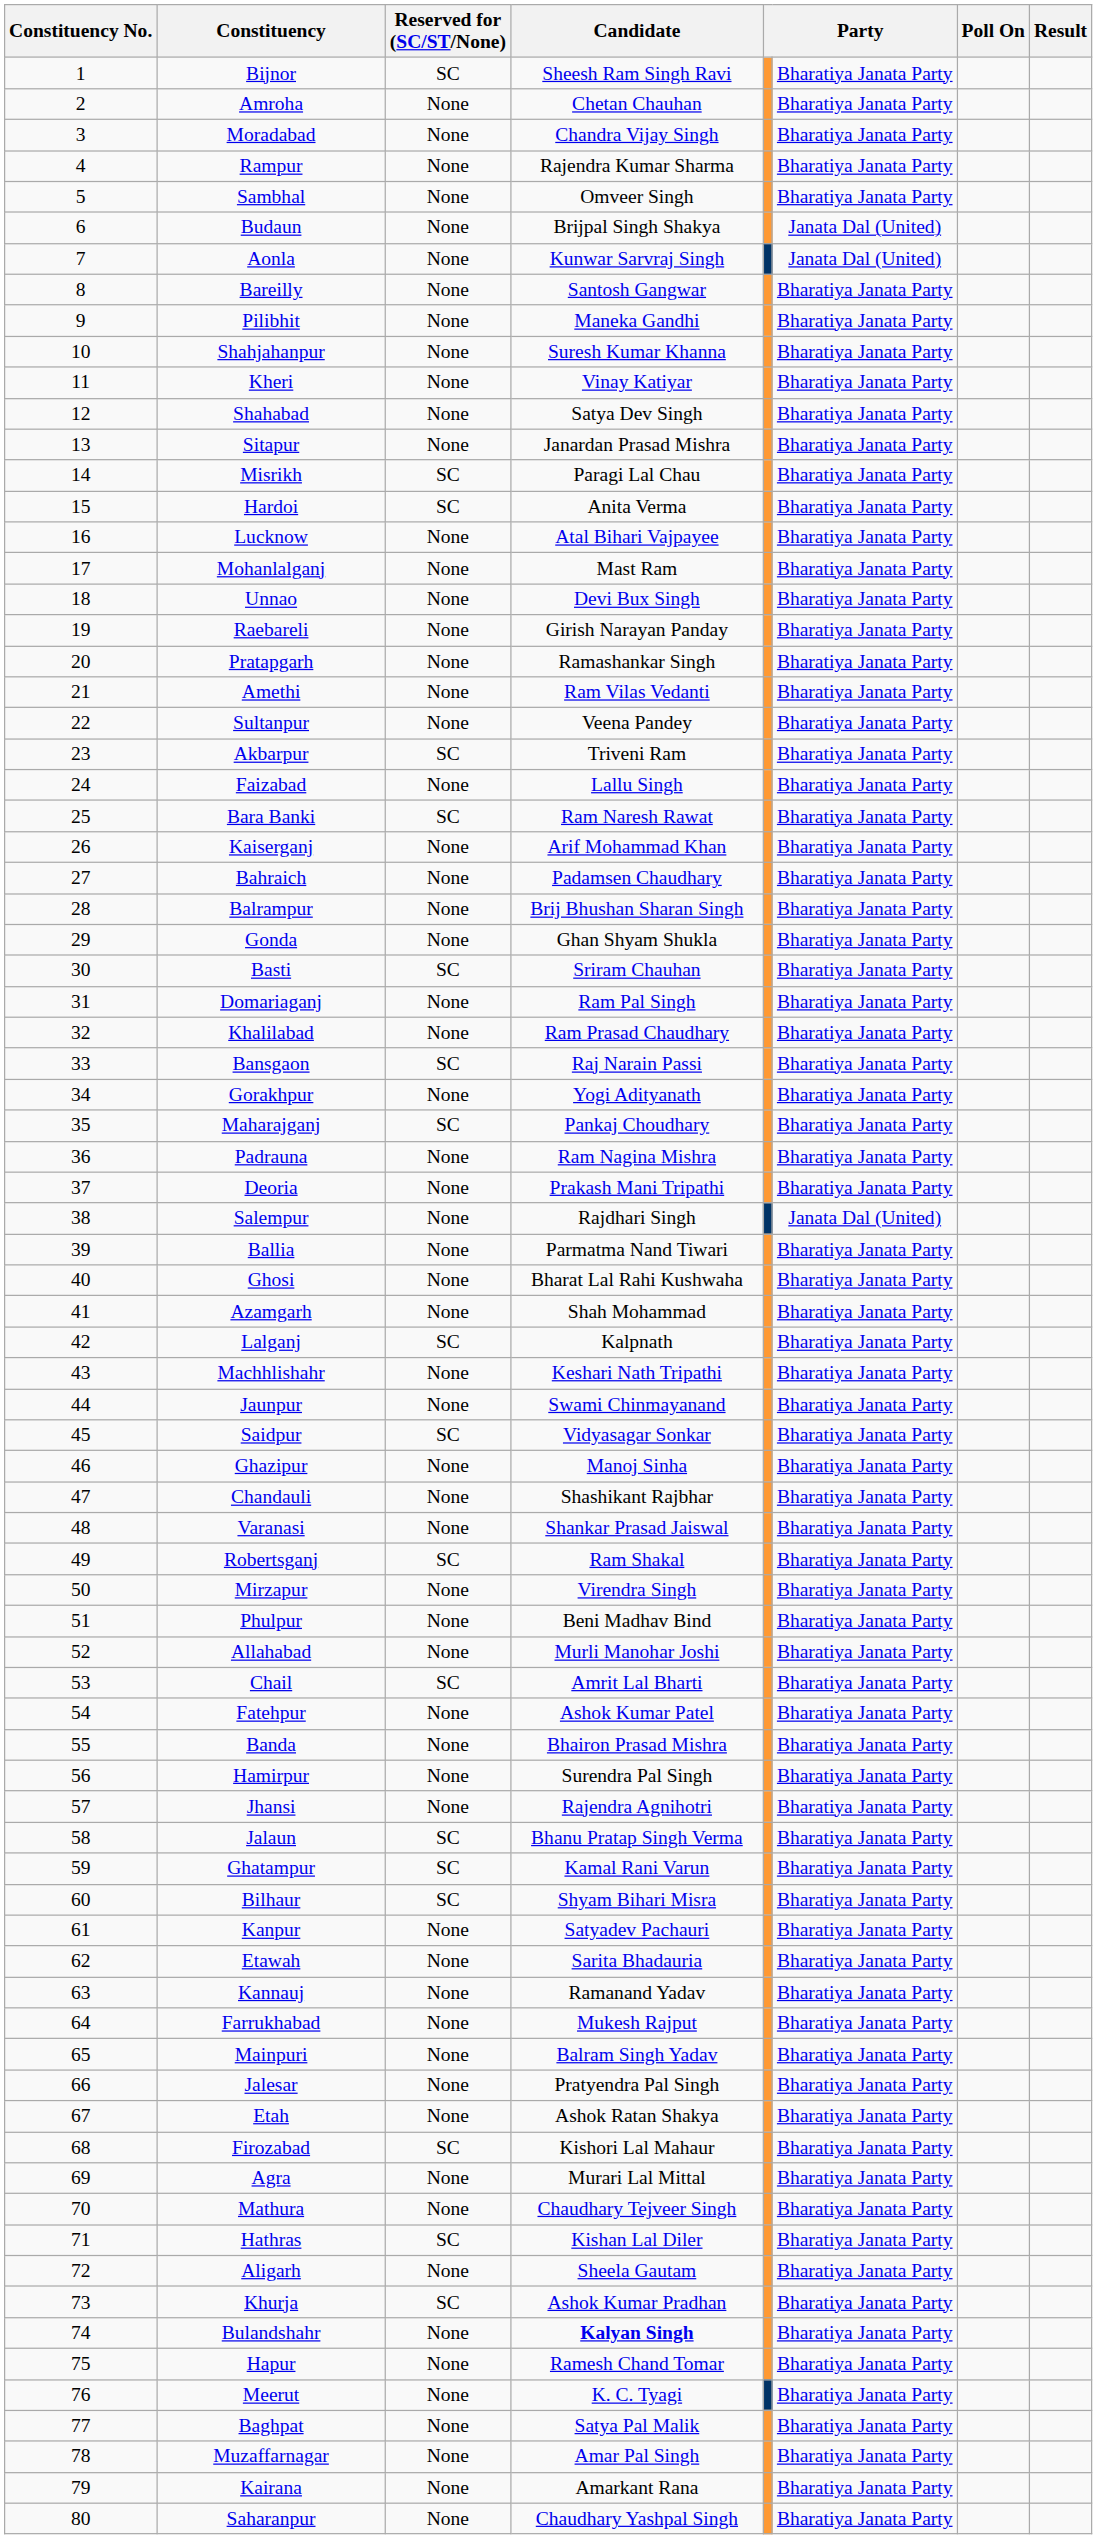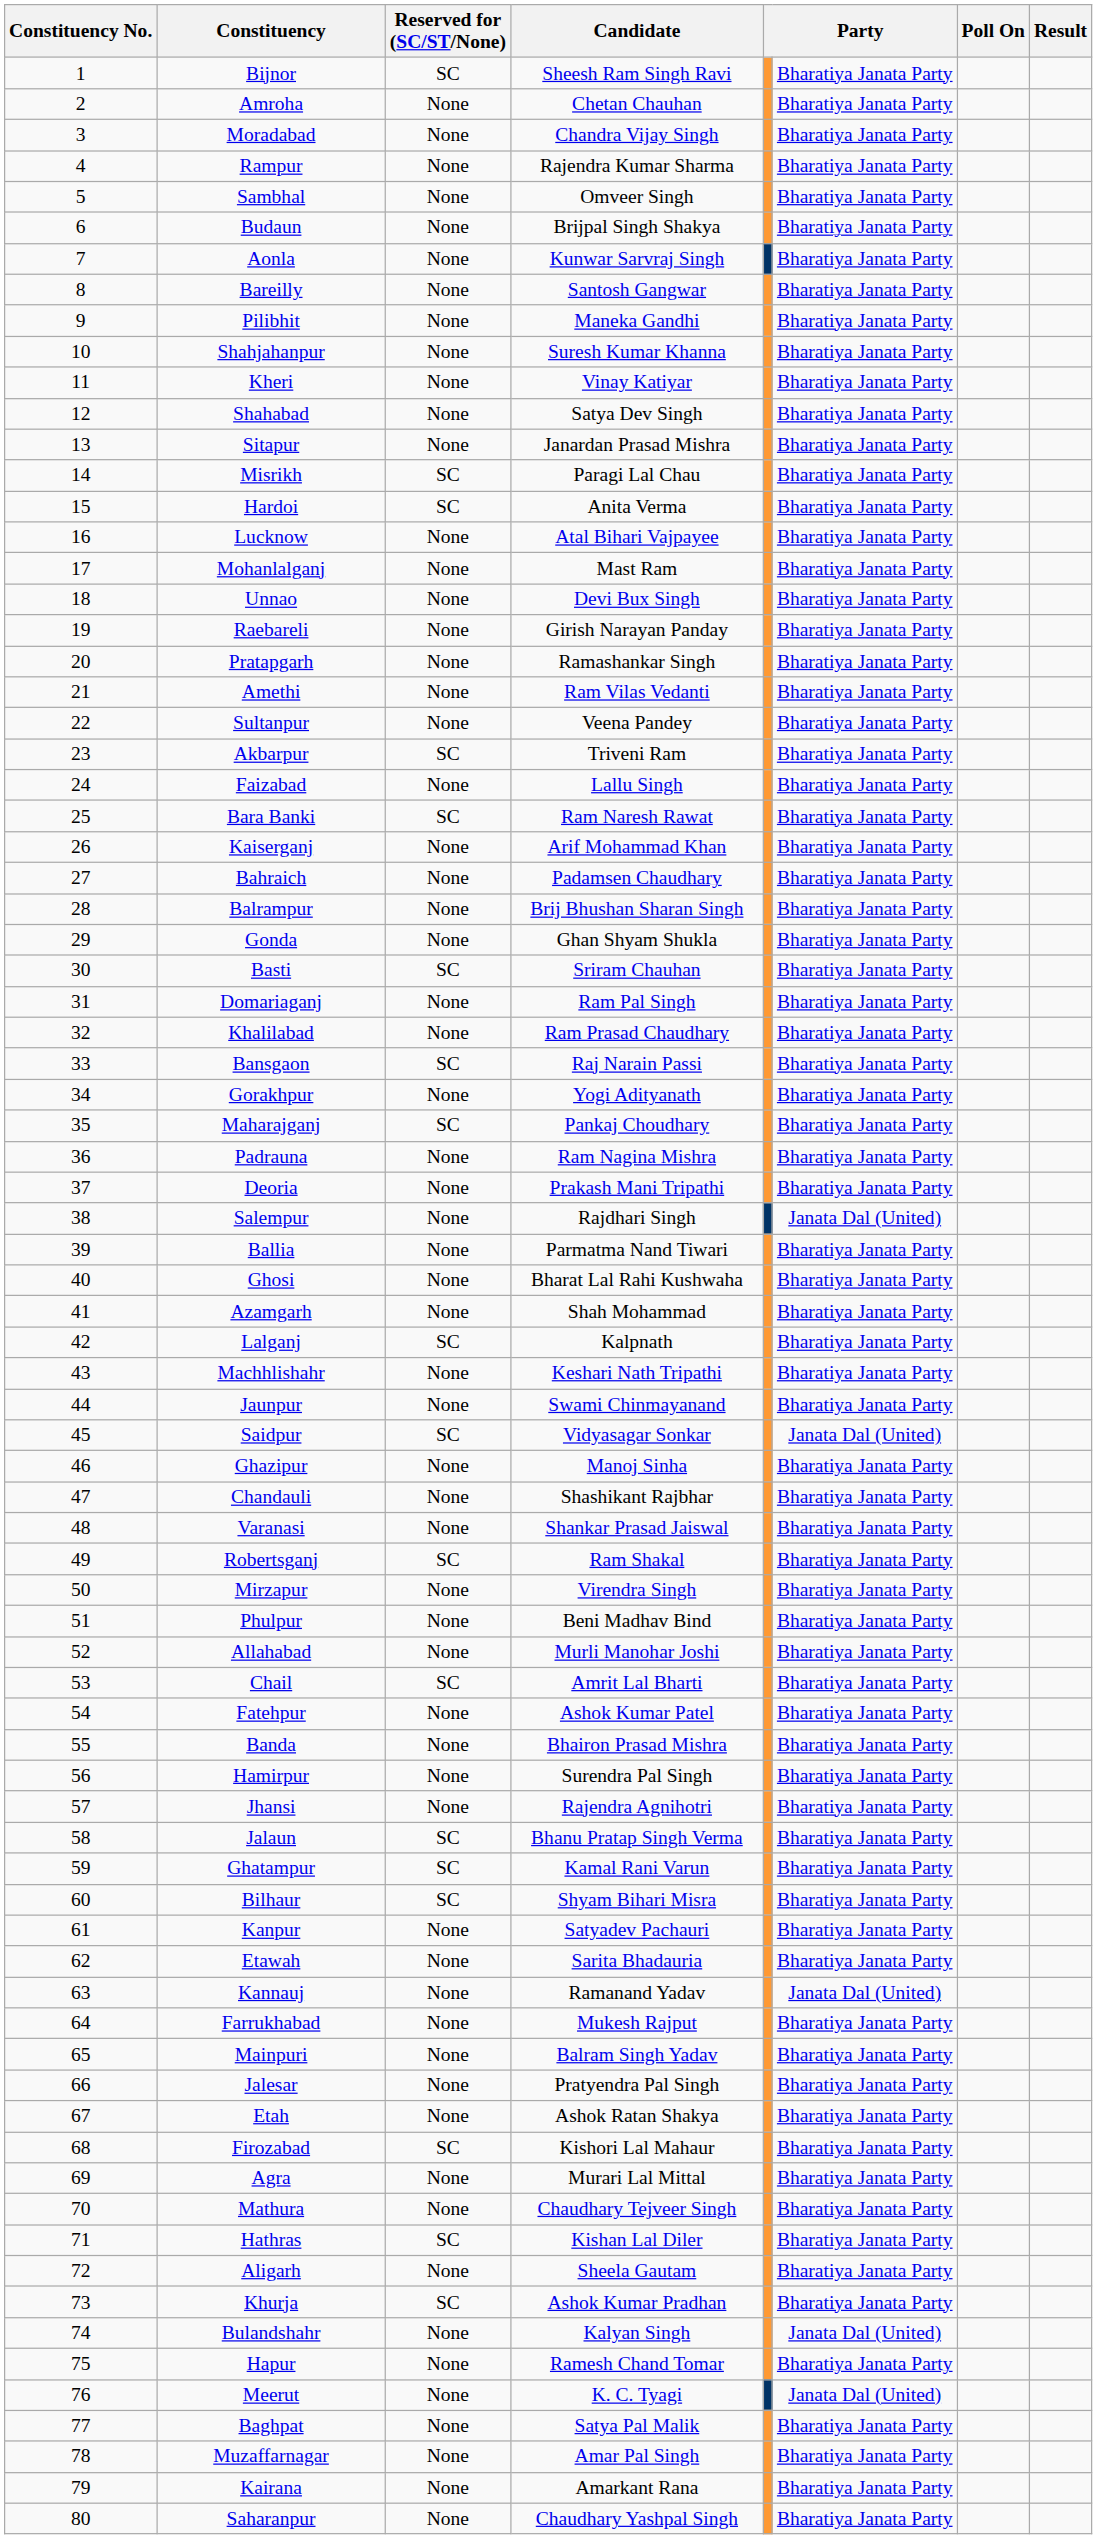(865, 227) Janata Dal (United) -> (865, 227) Bharatiya Janata Party
(865, 258) Janata Dal (United) -> (865, 258) Bharatiya Janata Party
(865, 1435) Bharatiya Janata Party -> (865, 1435) Janata Dal (United)
(865, 1992) Bharatiya Janata Party -> (865, 1992) Janata Dal (United)
(637, 2332) bold -> (637, 2332) normal
(865, 2332) Bharatiya Janata Party -> (865, 2332) Janata Dal (United)
(865, 2394) Bharatiya Janata Party -> (865, 2394) Janata Dal (United)
